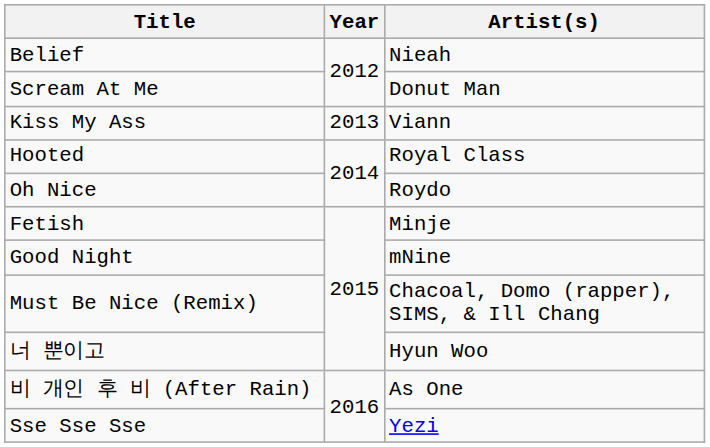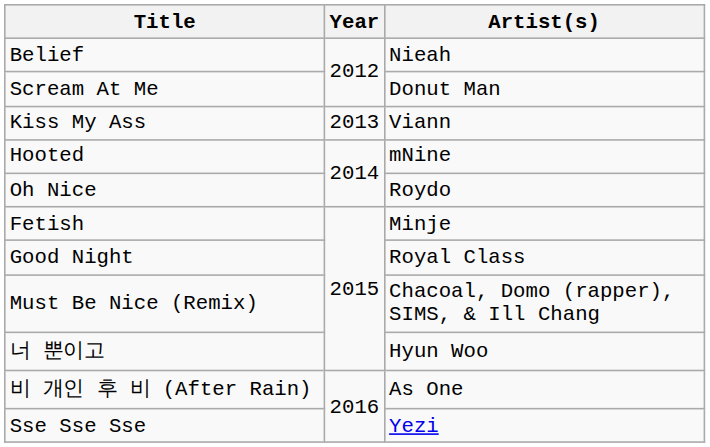(457, 156) Royal Class -> (420, 156) mNine
(420, 257) mNine -> (457, 257) Royal Class
